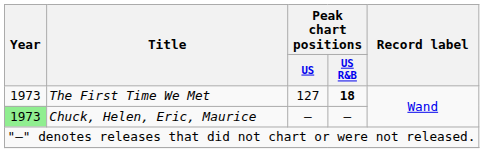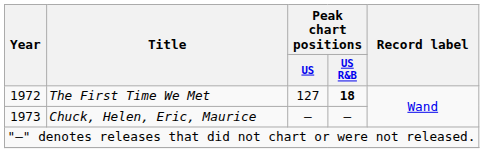(25, 96) 1973 -> (25, 96) 1972
(25, 116) lightgreen background -> (25, 116) no background
